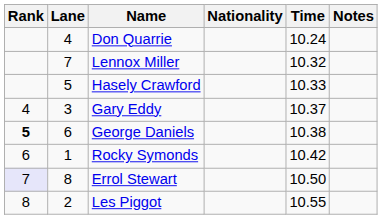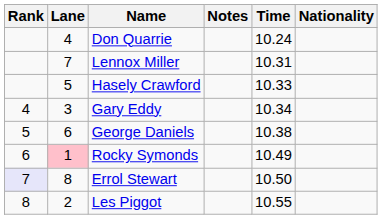columns swapped: (245, 16) <-> (353, 16)
(308, 62) 10.32 -> (273, 62) 10.31
(308, 109) 10.37 -> (273, 109) 10.34
(26, 132) bold -> (26, 132) normal
(68, 156) no background -> (68, 156) pink background
(308, 156) 10.42 -> (273, 156) 10.49
